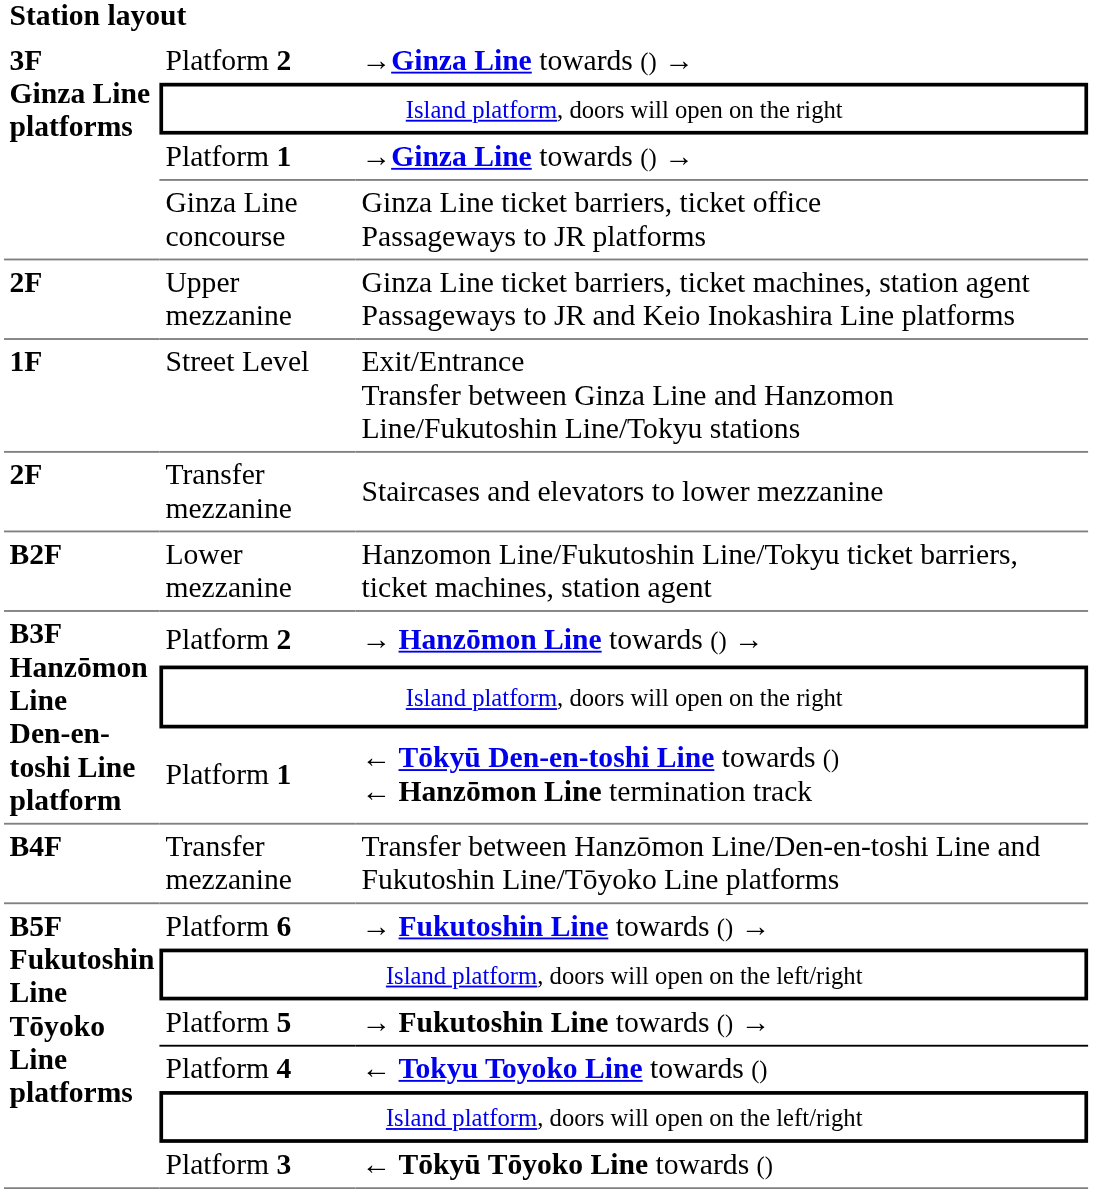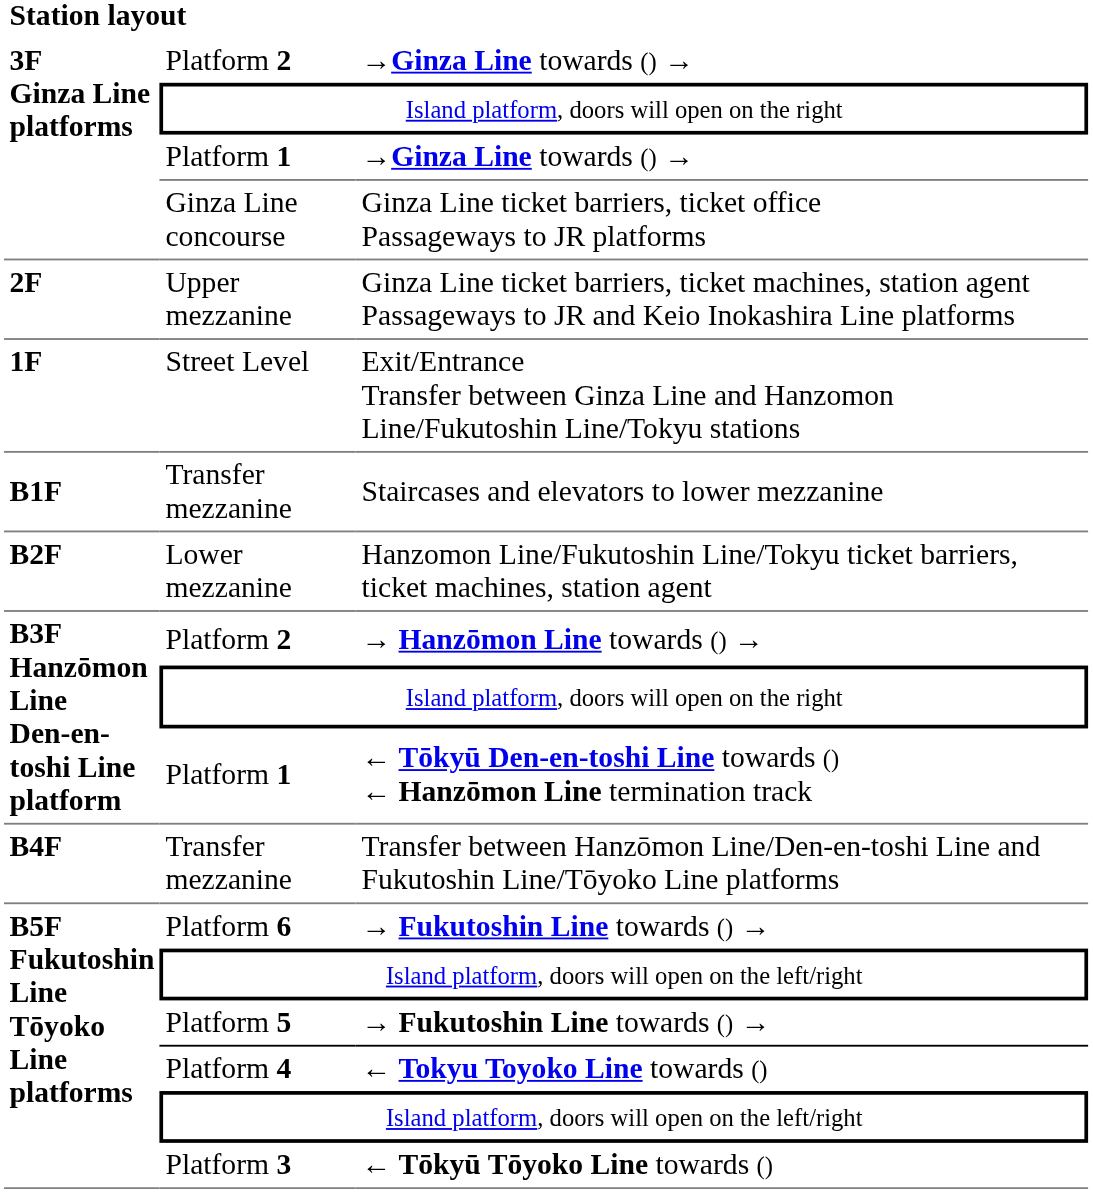(26, 474) 2F -> (36, 491) B1F
